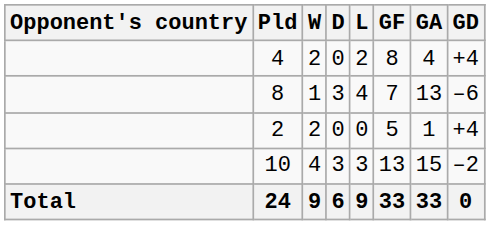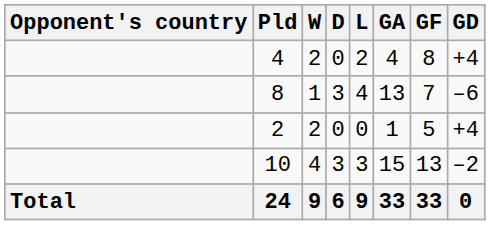columns swapped: (392, 23) <-> (429, 23)
